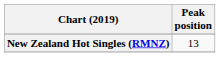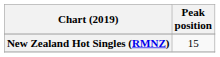(193, 43) 13 -> (193, 43) 15
